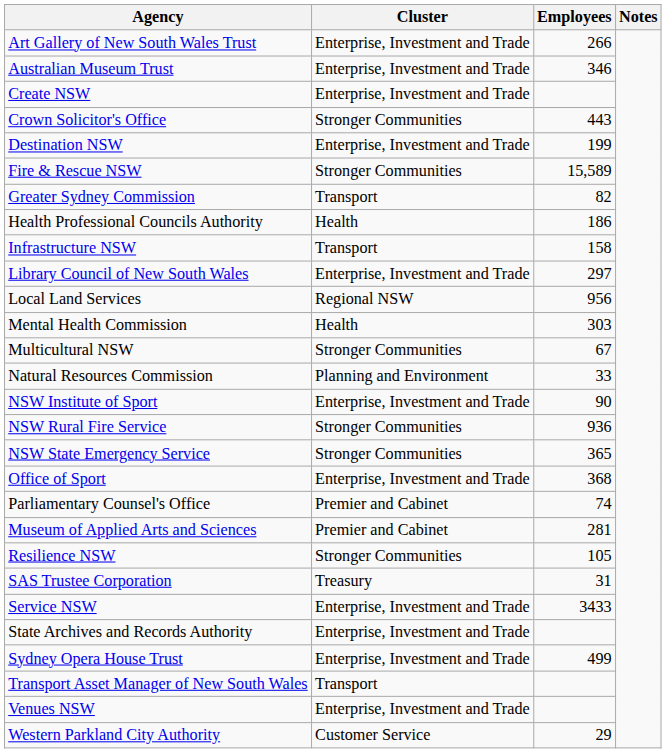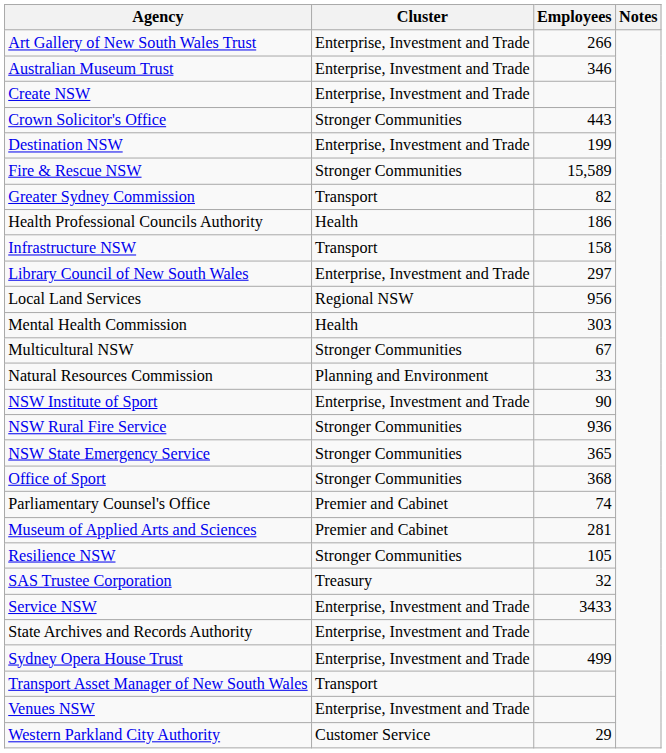(422, 478) Enterprise, Investment and Trade -> (389, 478) Stronger Communities
(604, 581) 31 -> (604, 581) 32
